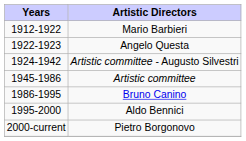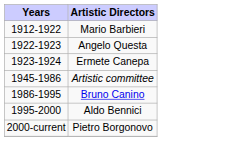+ row: (113, 62)
- row: (155, 62)
